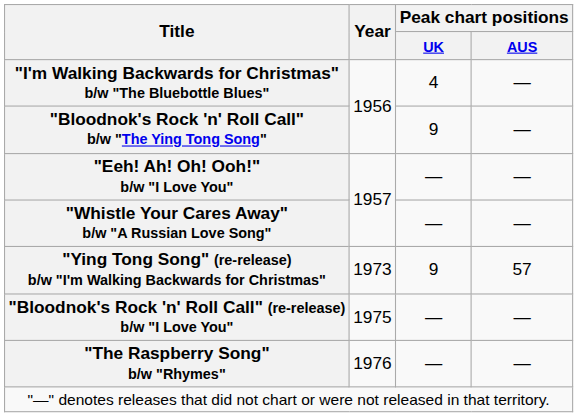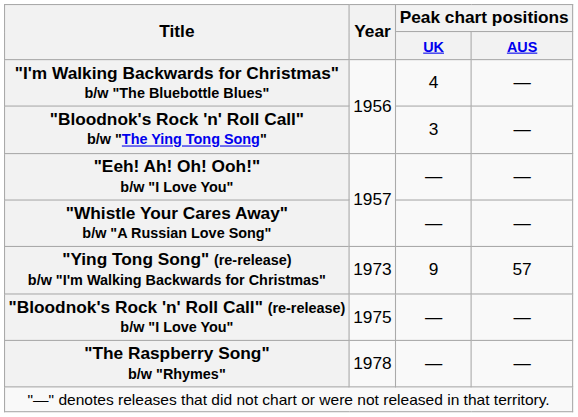(434, 129) 9 -> (434, 129) 3
(372, 363) 1976 -> (372, 363) 1978
